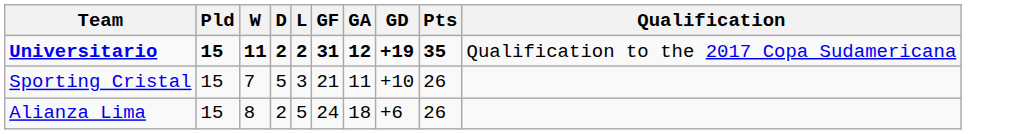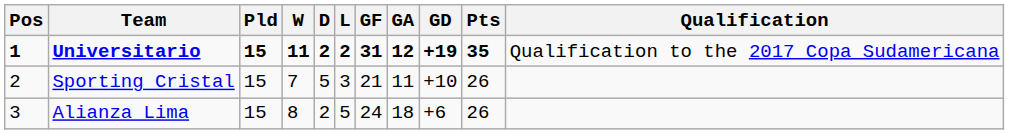+ column: (26, 20)
